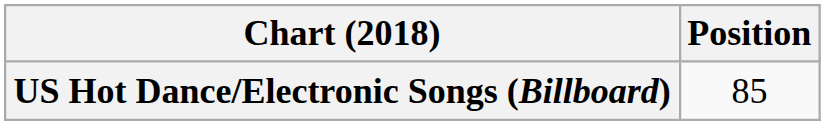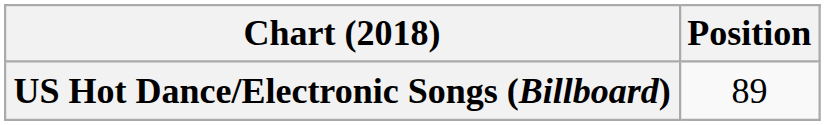(749, 90) 85 -> (749, 90) 89
